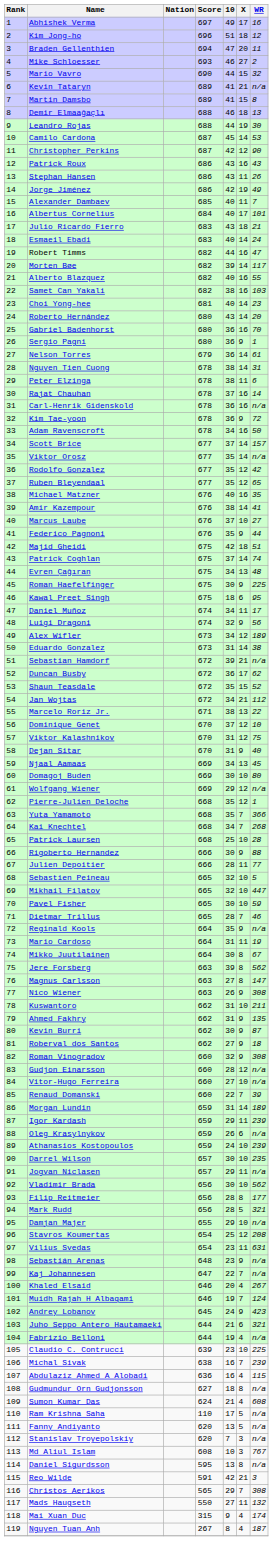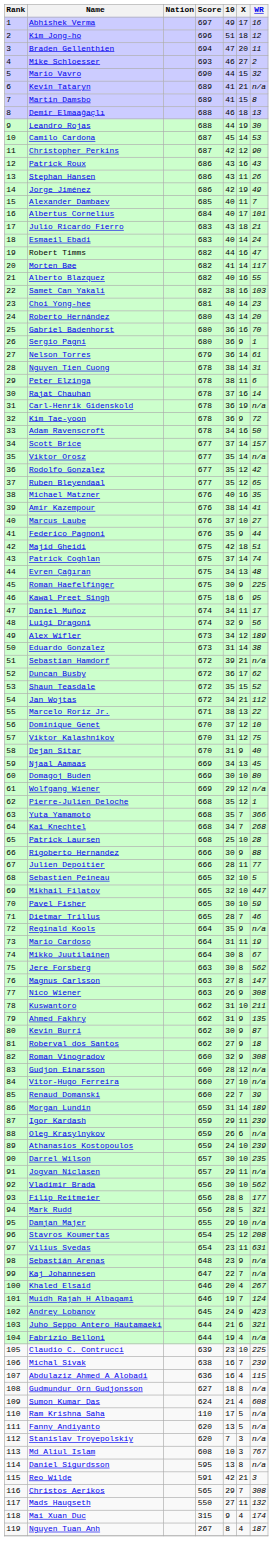(230, 266) 39 -> (230, 266) 41
(243, 407) 16 -> (243, 407) 19
(230, 968) 39 -> (230, 968) 30
